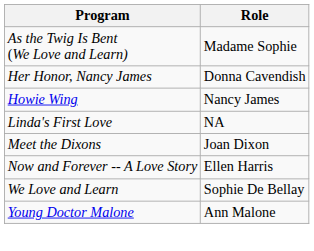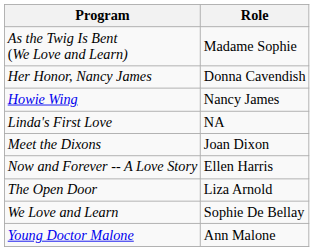+ row: (52, 189)
